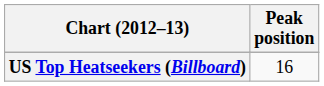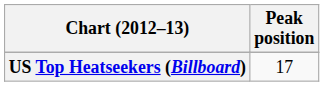(284, 66) 16 -> (284, 66) 17
